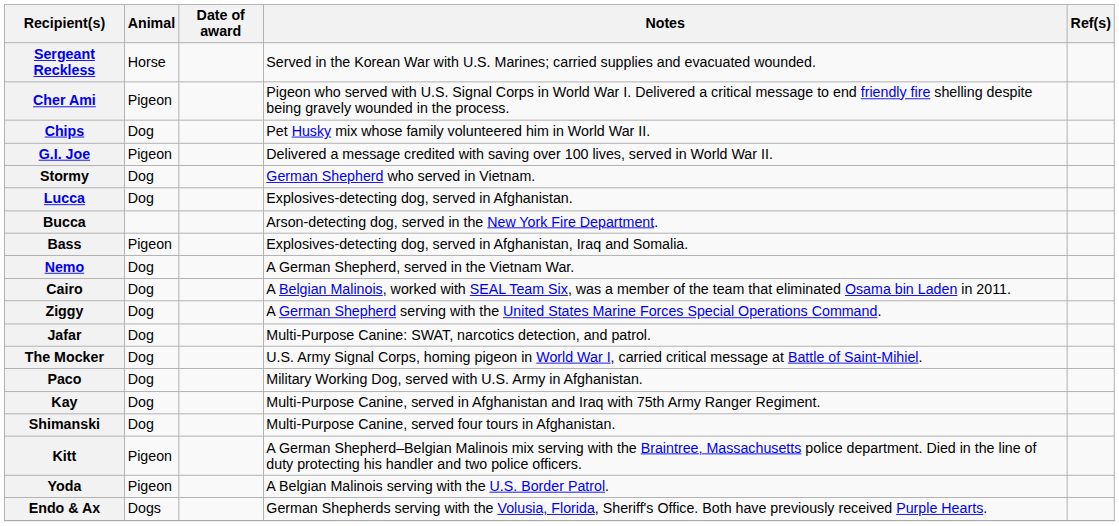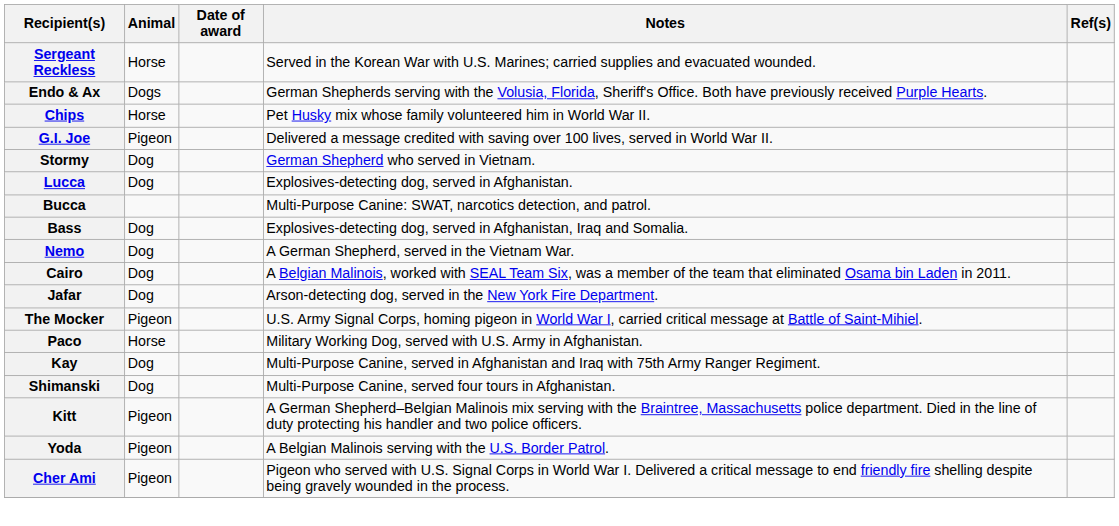rows swapped: (64, 101) <-> (64, 508)
(141, 131) Dog -> (147, 115) Horse
(462, 221) Arson-detecting dog, served in the New York Fire Department. -> (459, 205) Multi-Purpose Canine: SWAT, narcotics detection, and patrol.
(150, 244) Pigeon -> (141, 228) Dog
- row: (64, 312)
(459, 334) Multi-Purpose Canine: SWAT, narcotics detection, and patrol. -> (462, 296) Arson-detecting dog, served in the New York Fire Department.
(141, 357) Dog -> (150, 318) Pigeon
(141, 380) Dog -> (147, 341) Horse
